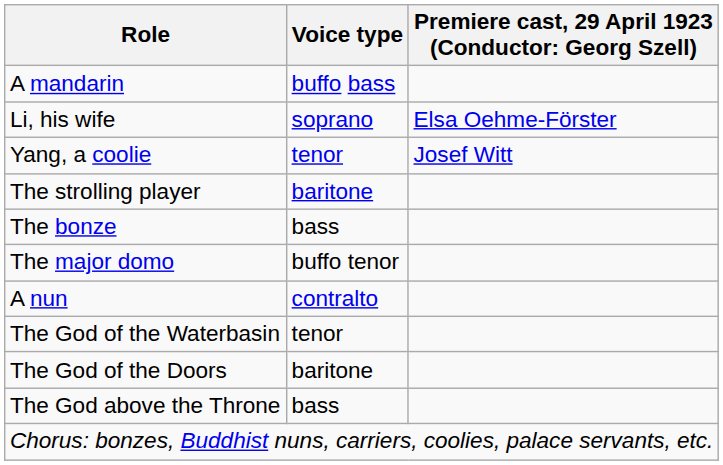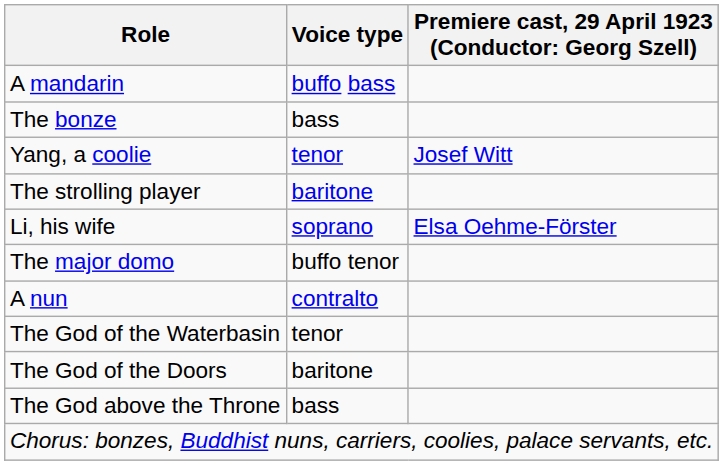rows swapped: (63, 119) <-> (63, 226)
